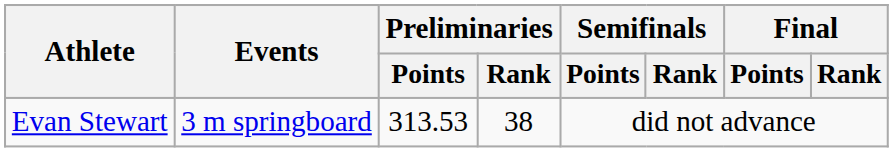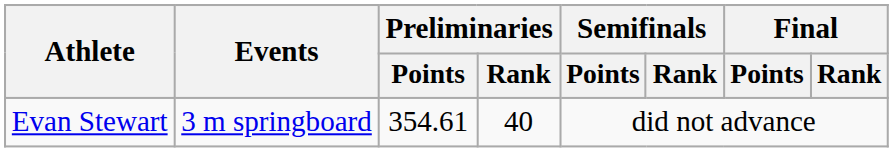(428, 122) 313.53 -> (428, 122) 354.61
(519, 122) 38 -> (519, 122) 40
